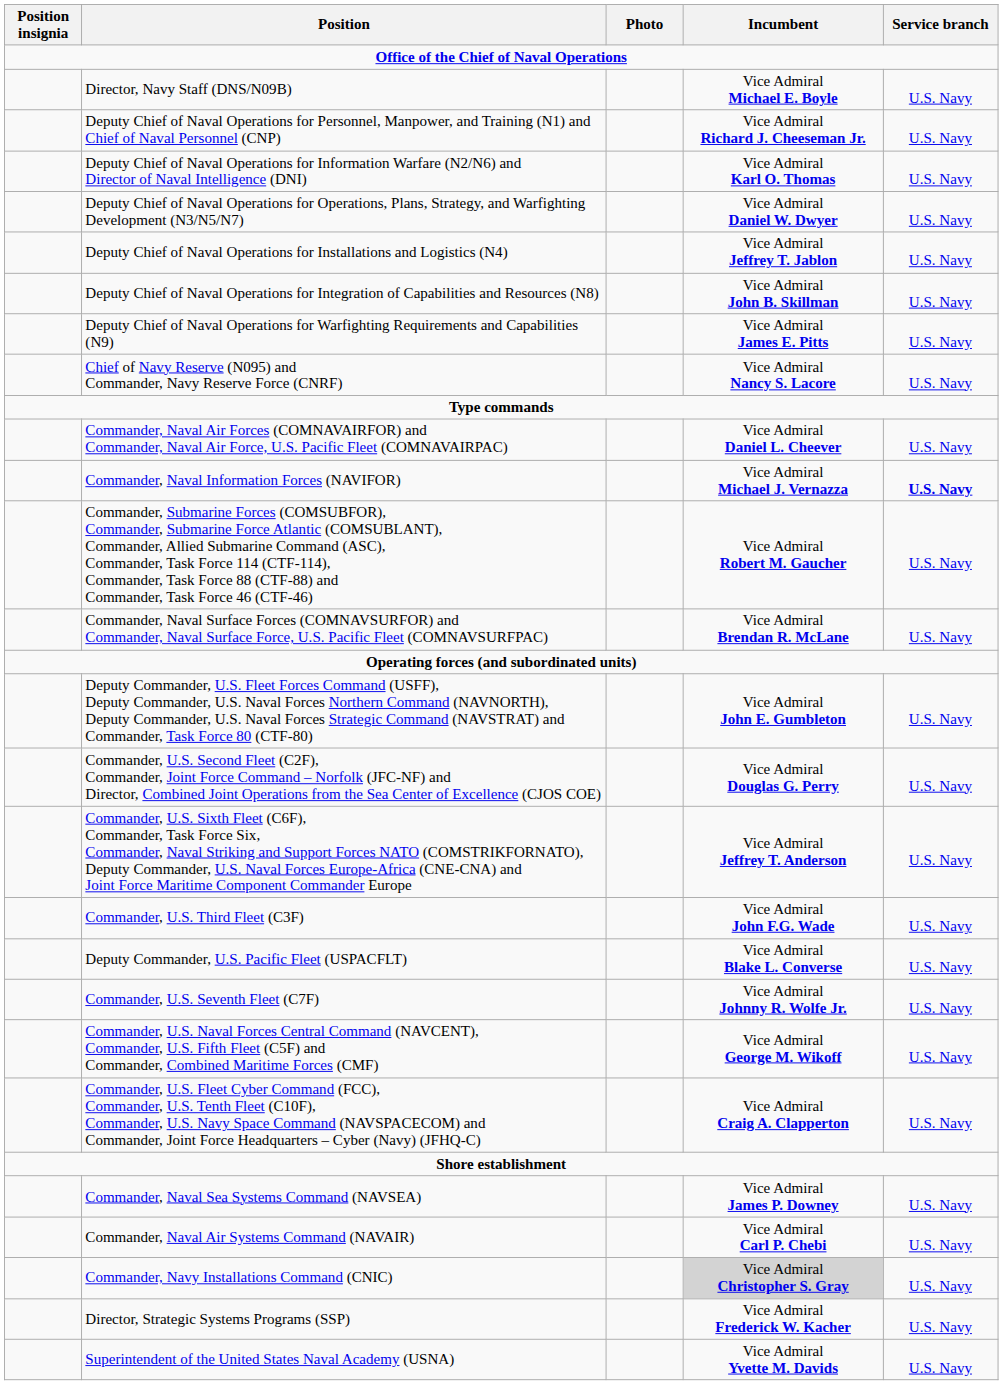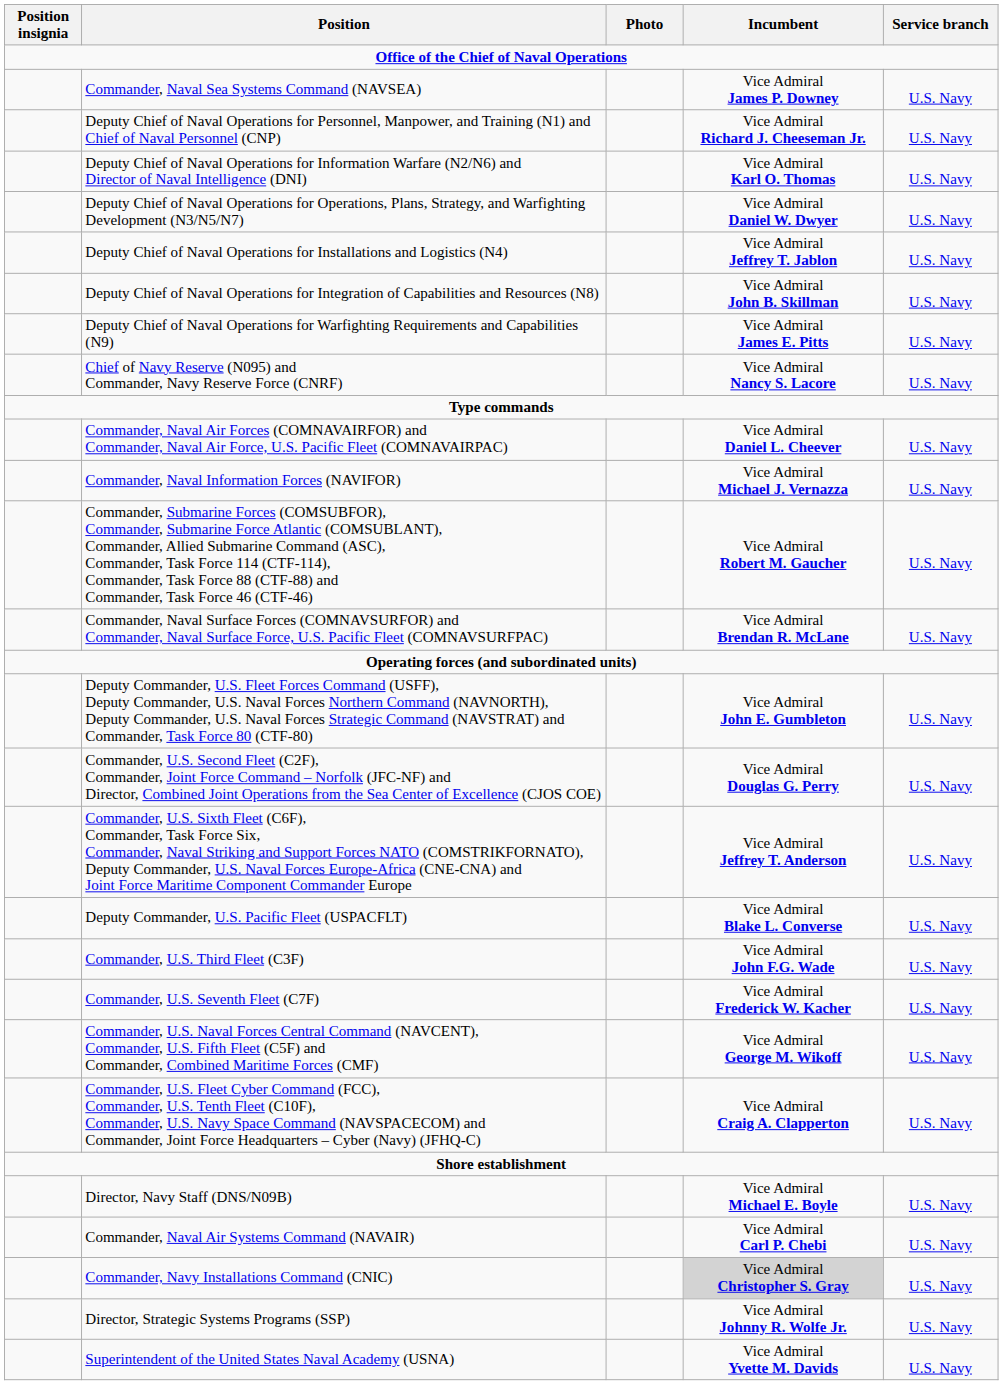rows swapped: (189, 89) <-> (253, 1196)
(940, 488) bold -> (940, 488) normal
rows swapped: (246, 958) <-> (195, 918)
(783, 999) Vice Admiral Johnny R. Wolfe Jr. -> (783, 999) Vice Admiral Frederick W. Kacher
(783, 1318) Vice Admiral Frederick W. Kacher -> (783, 1318) Vice Admiral Johnny R. Wolfe Jr.
